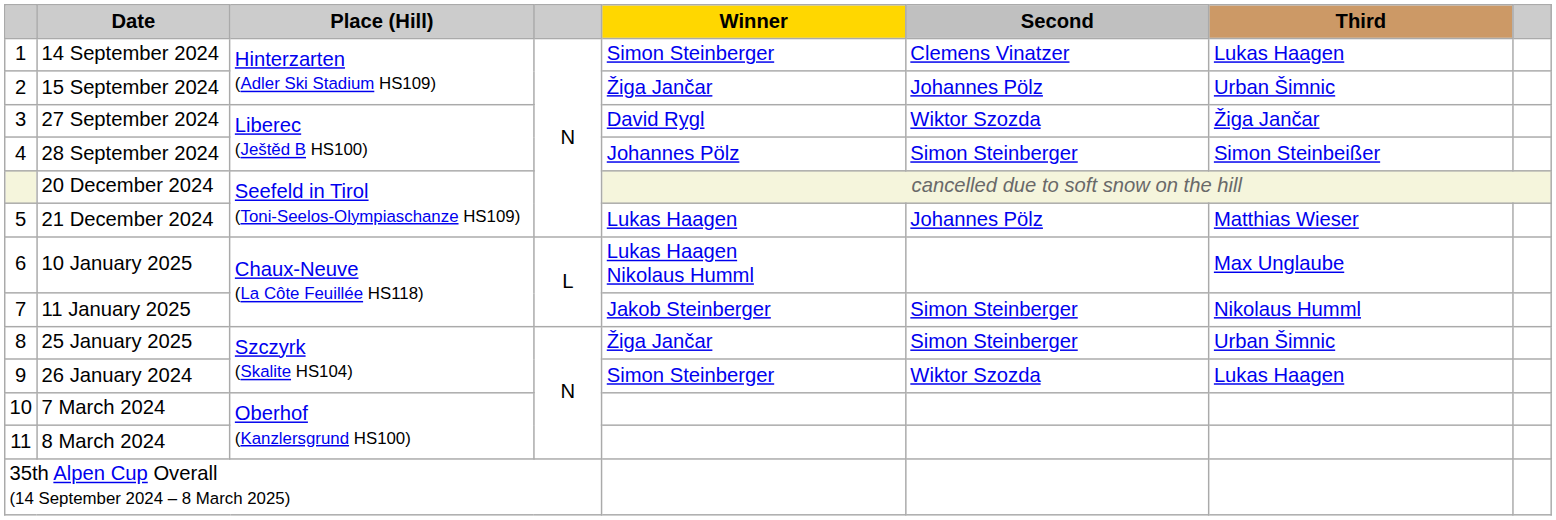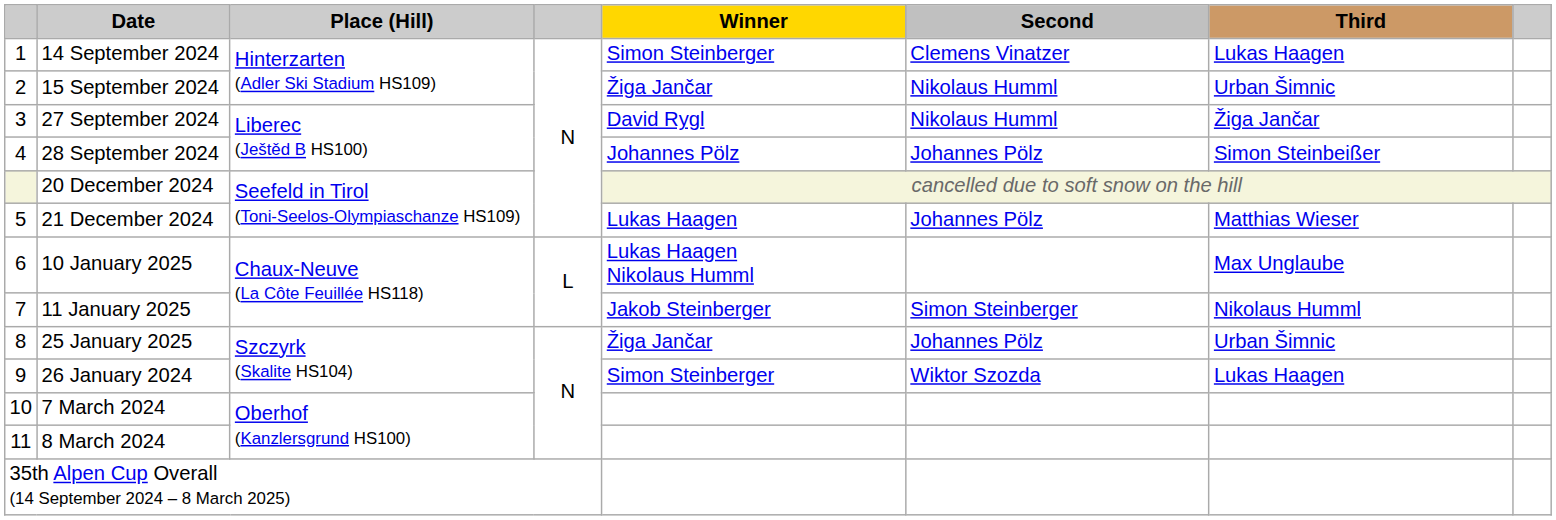(977, 86) Johannes Pölz -> (984, 86) Nikolaus Humml
(975, 120) Wiktor Szozda -> (984, 120) Nikolaus Humml
(994, 153) Simon Steinberger -> (977, 153) Johannes Pölz
(994, 341) Simon Steinberger -> (977, 341) Johannes Pölz
